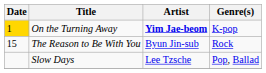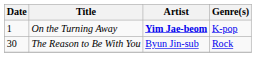(9, 28) gold background -> (9, 28) no background
(12, 44) 15 -> (12, 44) 30
- row: (53, 60)
